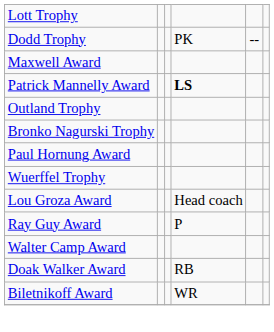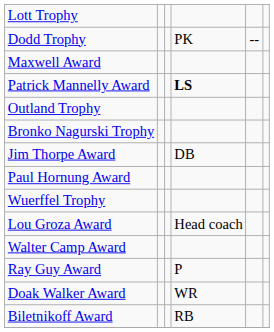+ row: (62, 154)
rows swapped: (54, 223) <-> (67, 246)
(184, 270) RB -> (186, 293) WR
(186, 293) WR -> (184, 316) RB
